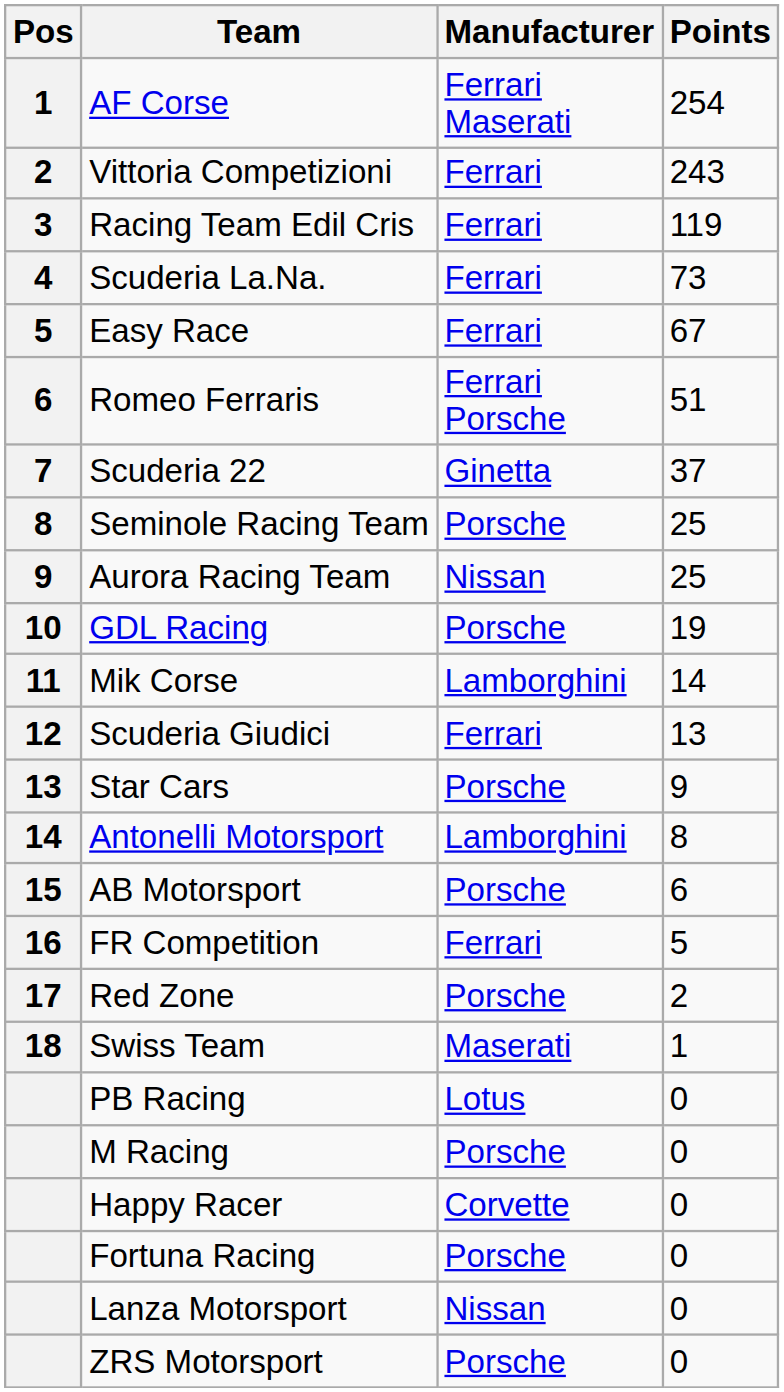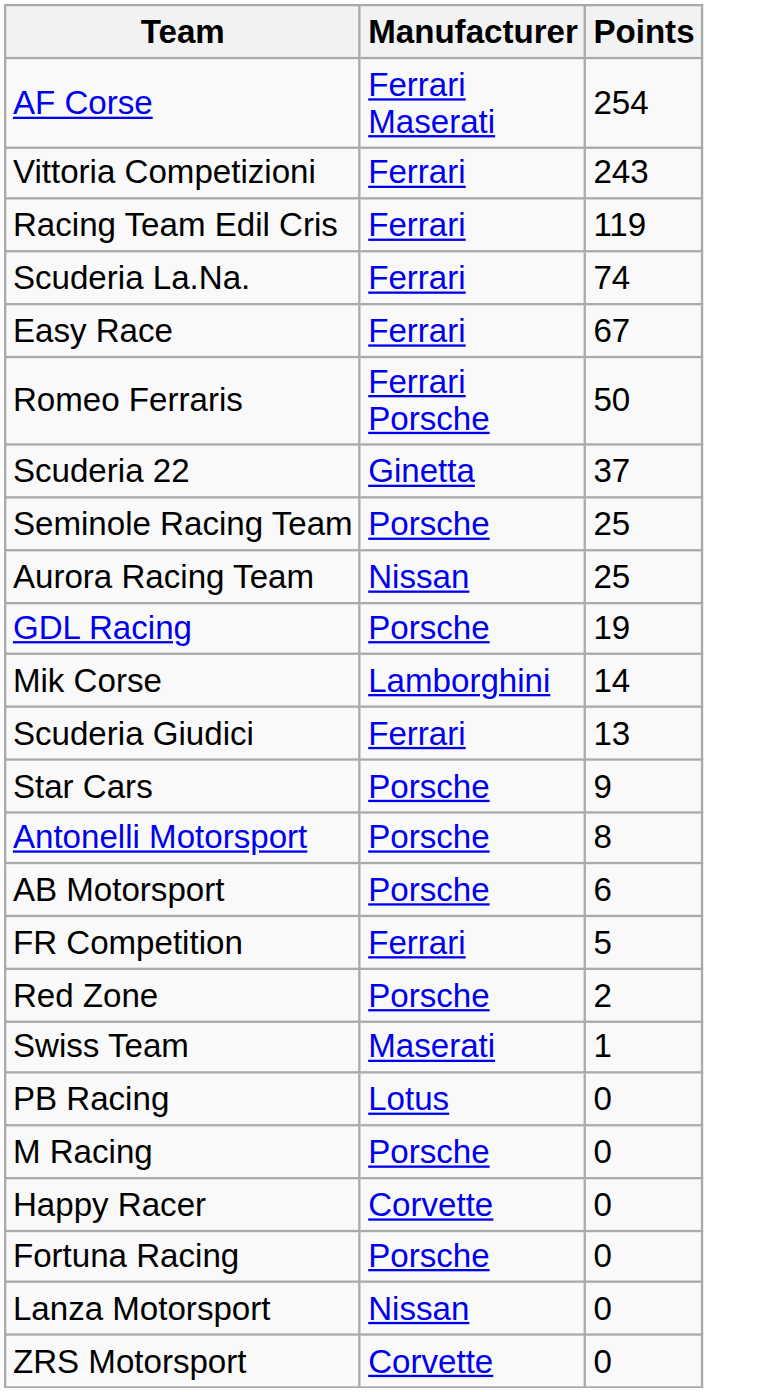- column: (43, 32)
(688, 278) 73 -> (612, 278) 74
(688, 401) 51 -> (612, 401) 50
(536, 838) Lamborghini -> (429, 838) Porsche
(505, 1361) Porsche -> (431, 1361) Corvette
